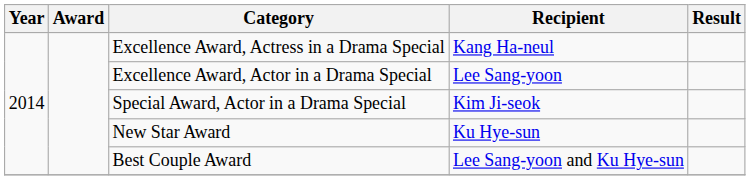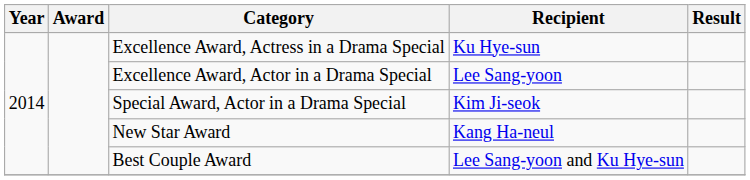(503, 47) Kang Ha-neul -> (497, 47) Ku Hye-sun
(497, 132) Ku Hye-sun -> (503, 132) Kang Ha-neul
